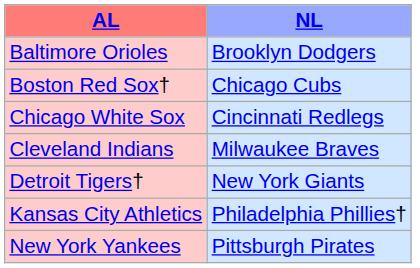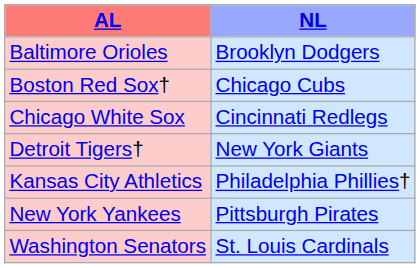- row: (91, 149)
+ row: (108, 246)
